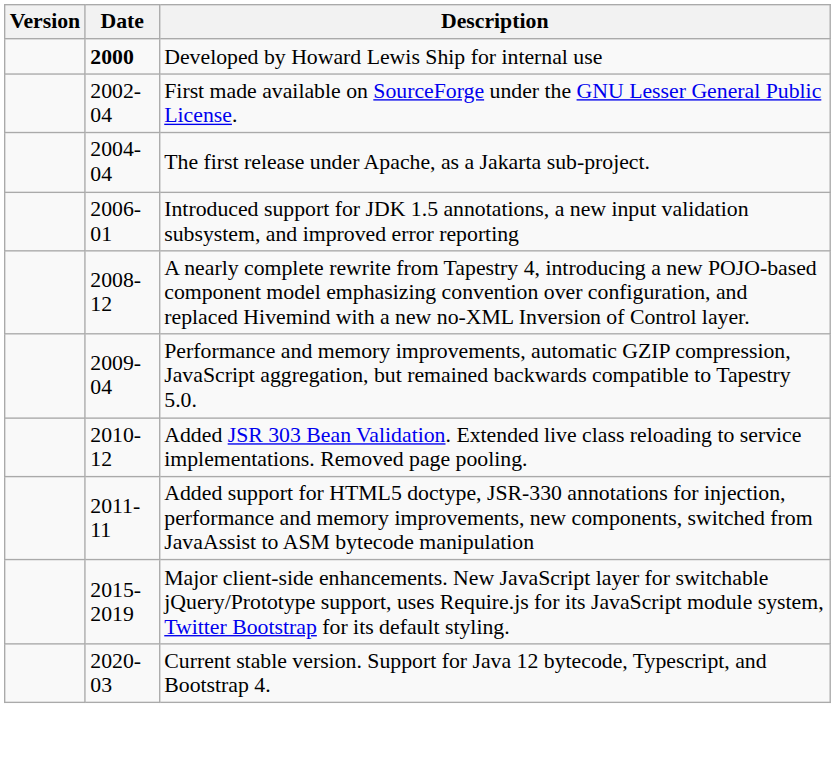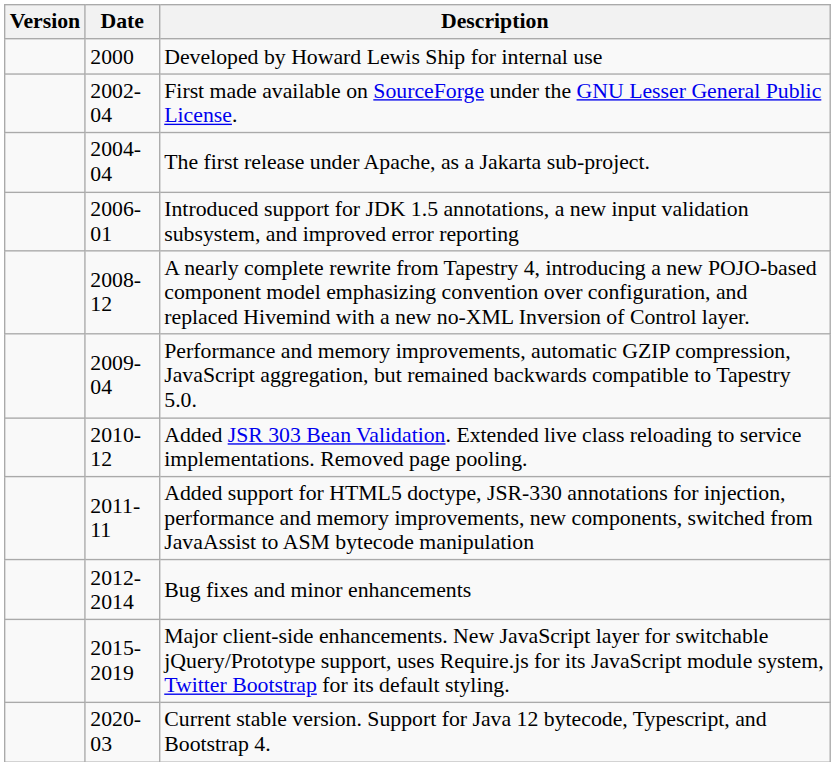(112, 56) bold -> (112, 56) normal
+ row: (318, 589)
